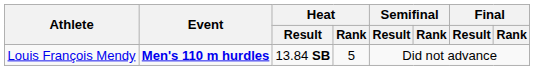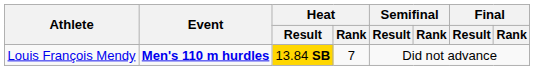(303, 55) no background -> (303, 55) gold background
(351, 55) 5 -> (351, 55) 7
